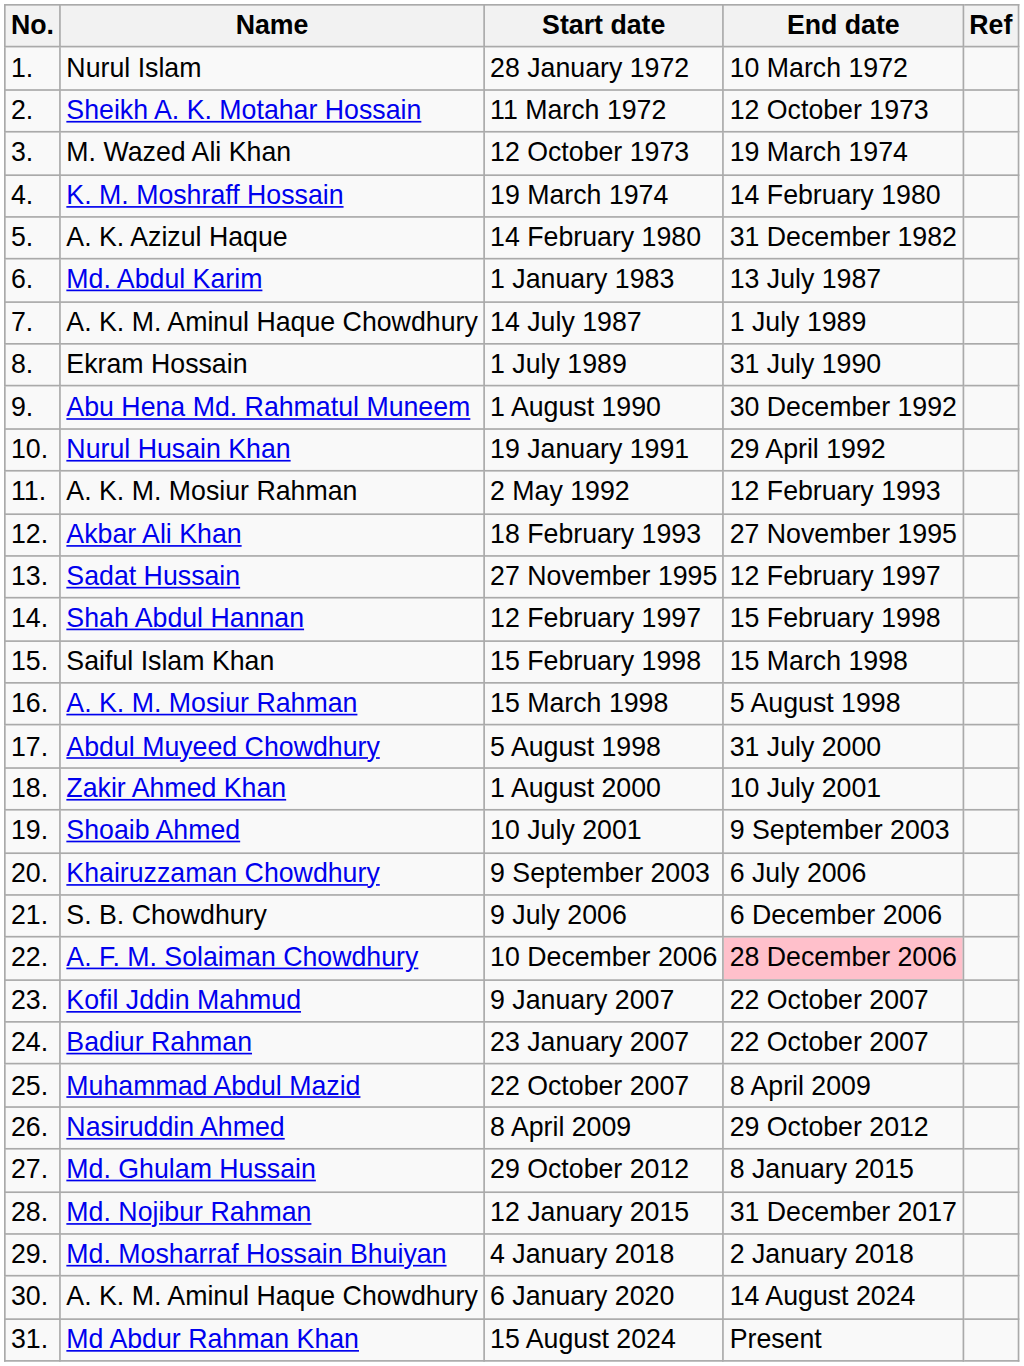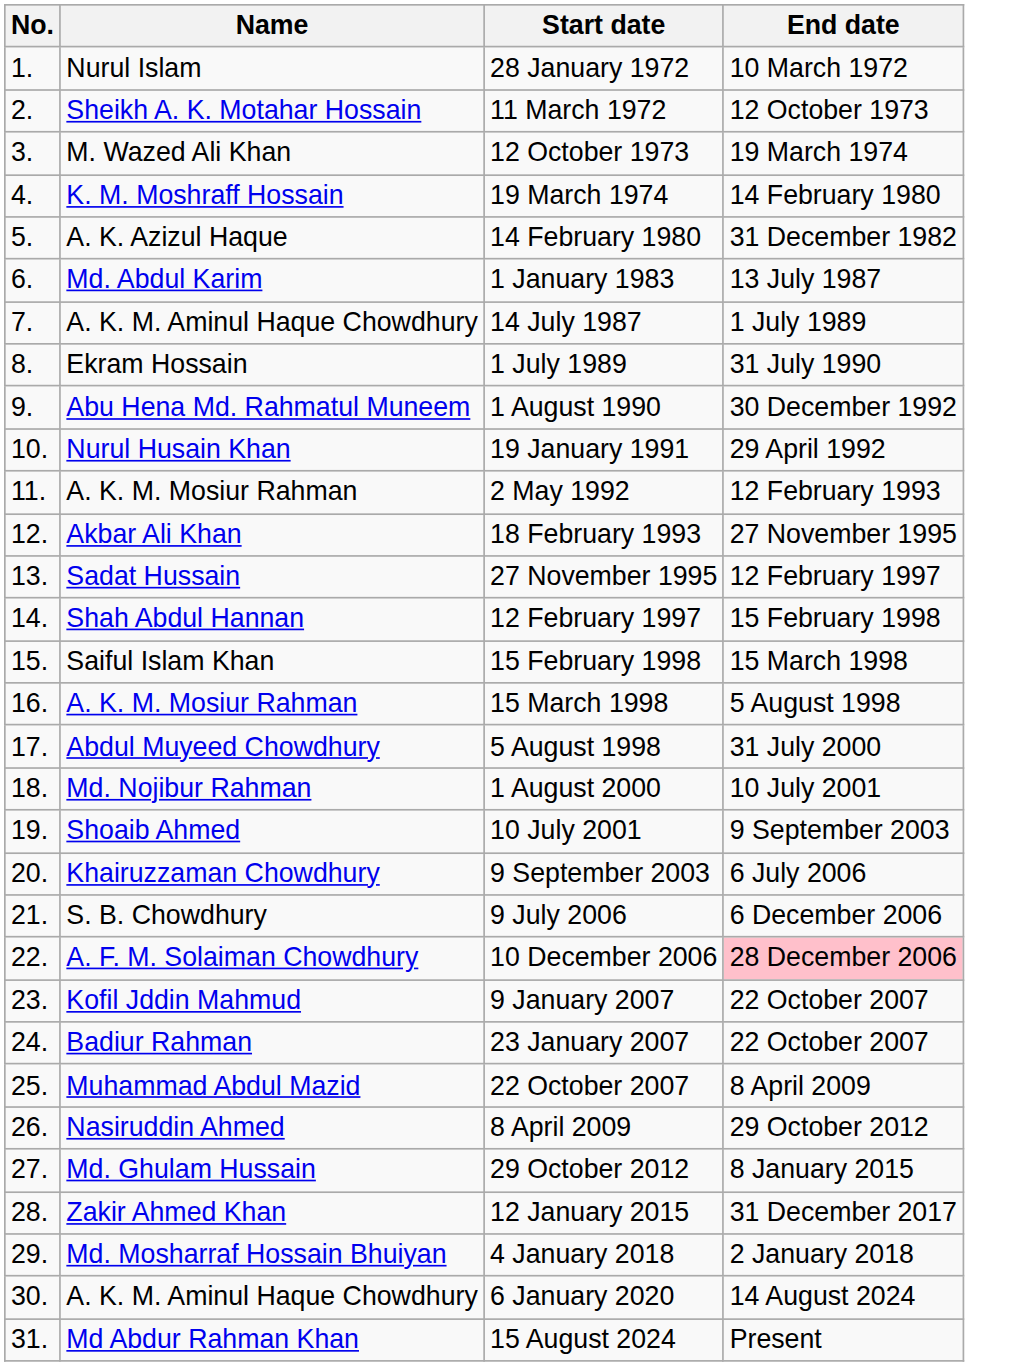- column: (991, 25)
(176, 788) Zakir Ahmed Khan -> (189, 788) Md. Nojibur Rahman
(189, 1212) Md. Nojibur Rahman -> (176, 1212) Zakir Ahmed Khan
